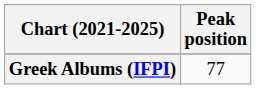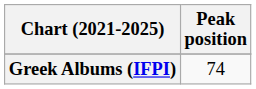(216, 68) 77 -> (216, 68) 74
